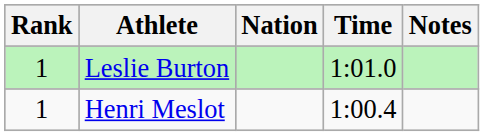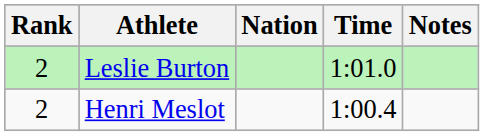(42, 67) 1 -> (42, 67) 2
(42, 109) 1 -> (42, 109) 2
